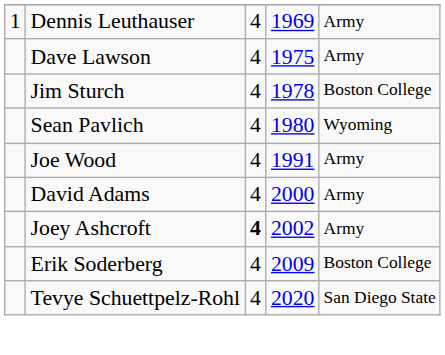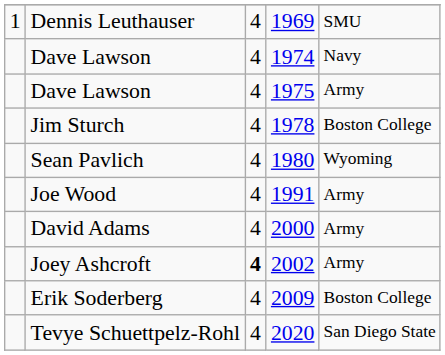(344, 21) Army -> (342, 21) SMU
+ row: (91, 56)
